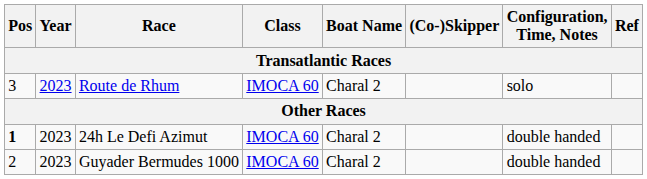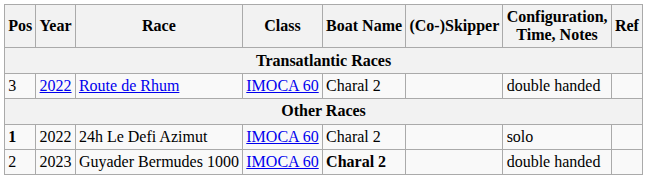(56, 85) 2023 -> (56, 85) 2022
(520, 85) solo -> (554, 85) double handed
(56, 136) 2023 -> (56, 136) 2022
(554, 136) double handed -> (520, 136) solo
(353, 162) normal -> (356, 162) bold
